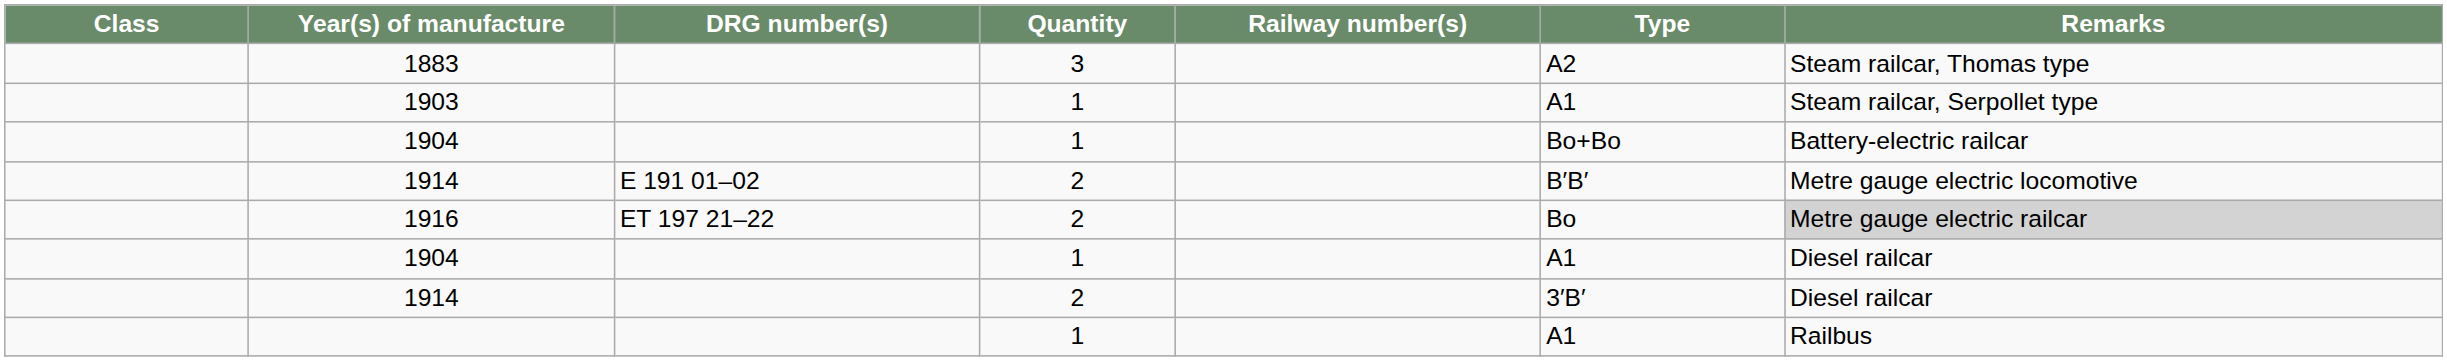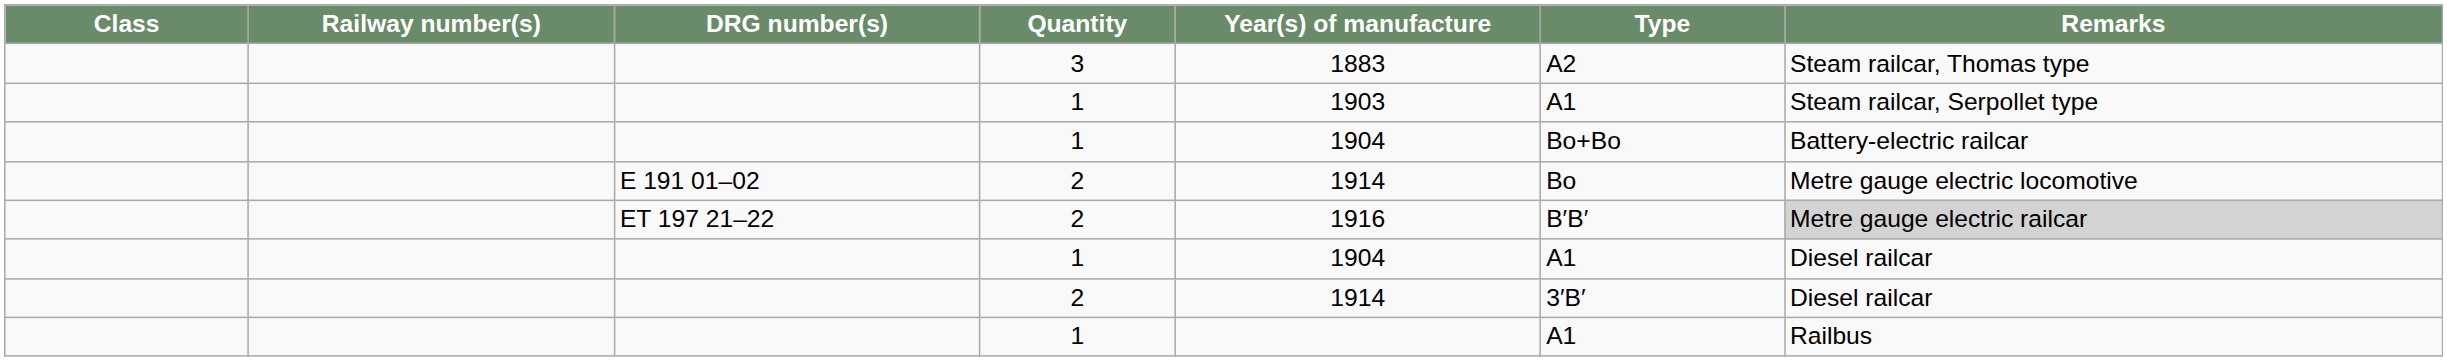columns swapped: (1358, 24) <-> (431, 24)
(1567, 180) B′B′ -> (1561, 180) Bo
(1561, 219) Bo -> (1567, 219) B′B′
